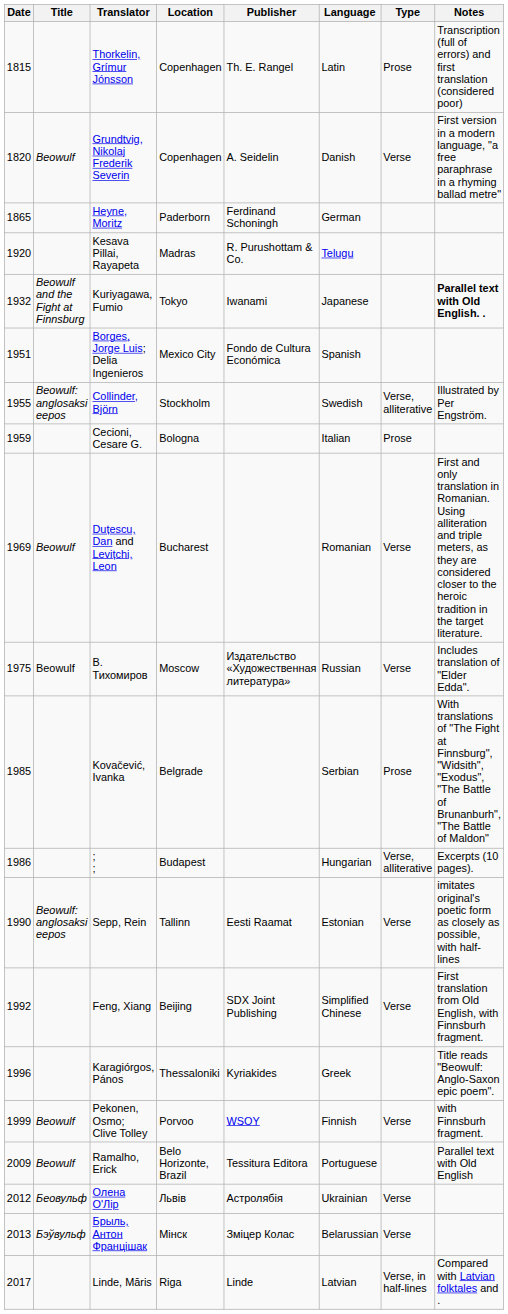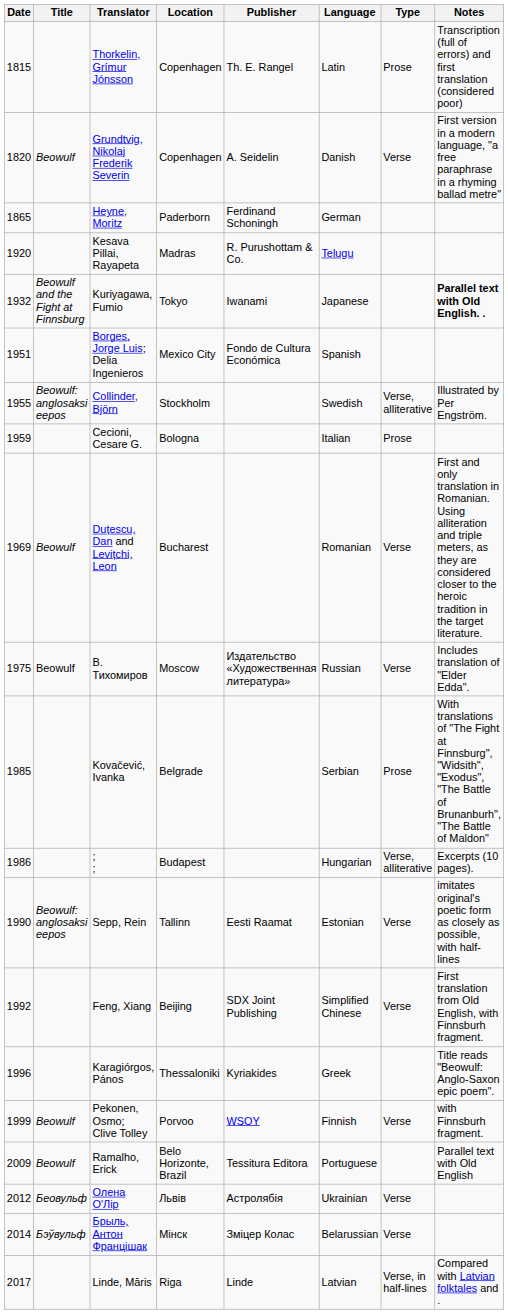(19, 1234) 2013 -> (19, 1234) 2014
